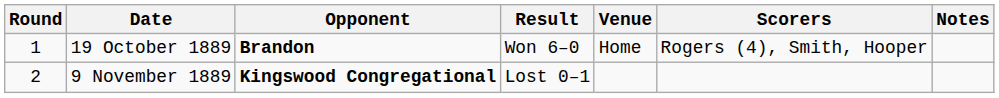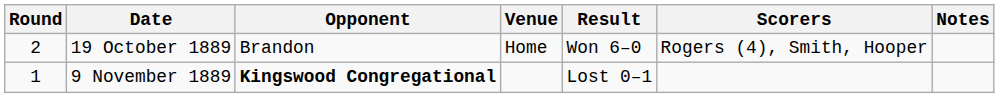columns swapped: (625, 19) <-> (547, 19)
(36, 48) 1 -> (36, 48) 2
(277, 48) bold -> (277, 48) normal
(36, 77) 2 -> (36, 77) 1
